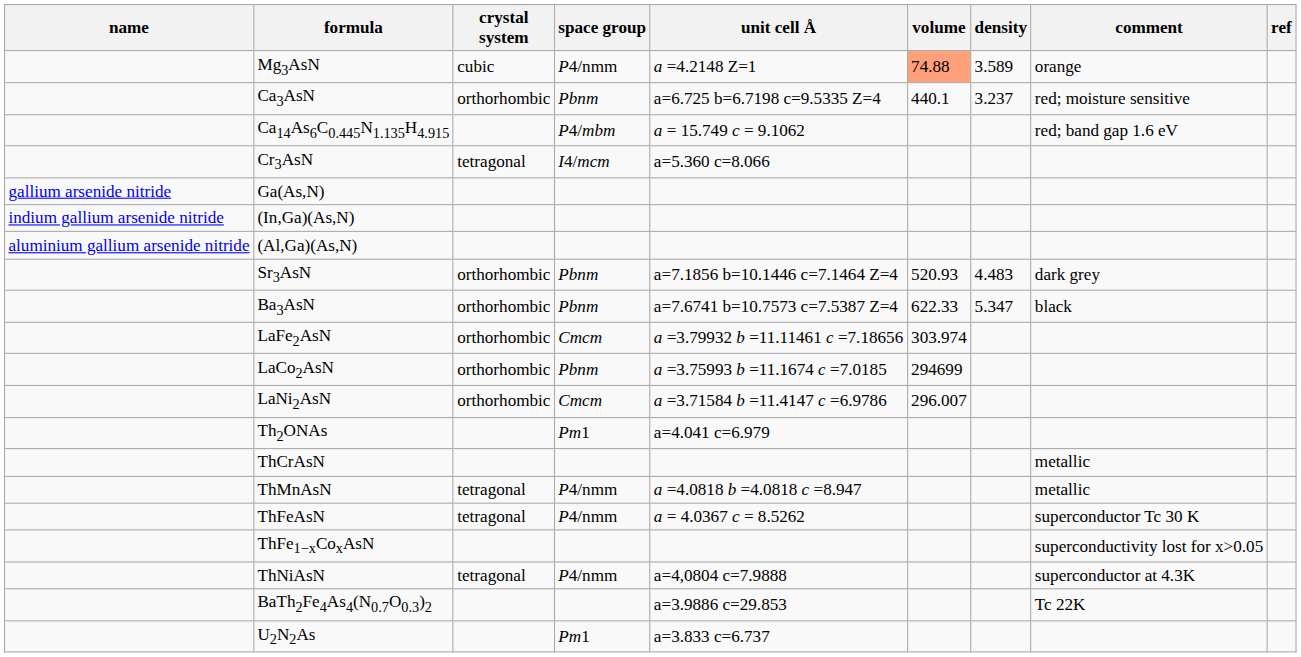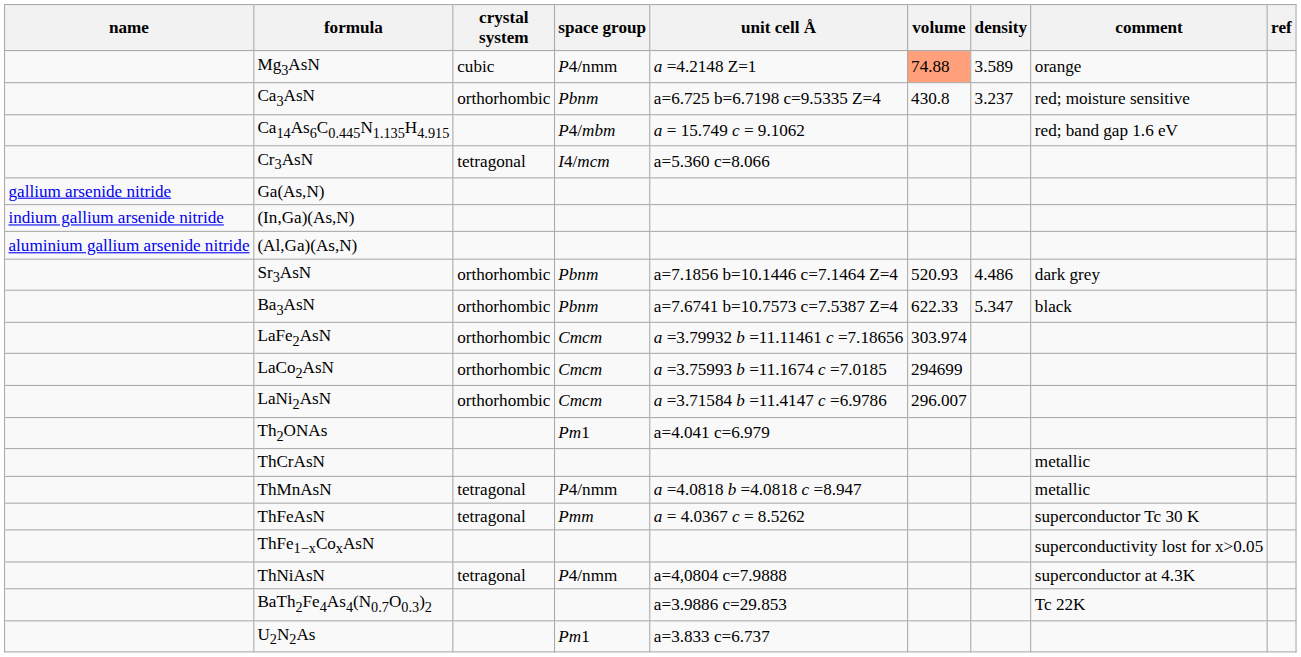(930, 98) 440.1 -> (930, 98) 430.8
(994, 274) 4.483 -> (994, 274) 4.486
(578, 369) Pbnm -> (580, 369) Cmcm
(588, 516) P4/nmm -> (576, 516) Pmm
